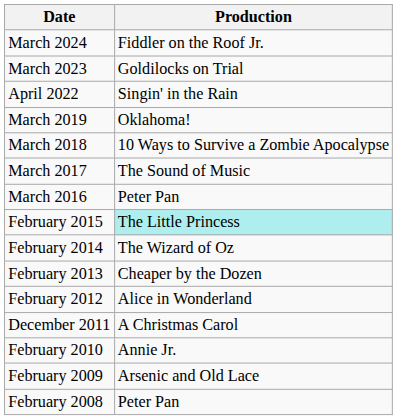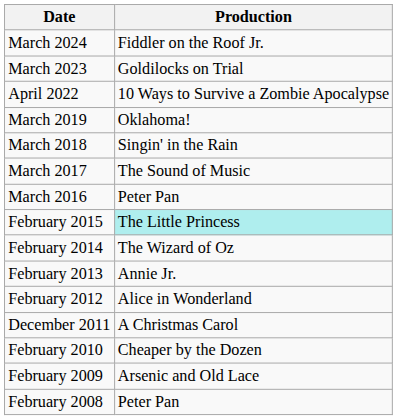(178, 94) Singin' in the Rain -> (253, 94) 10 Ways to Survive a Zombie Apocalypse
(253, 145) 10 Ways to Survive a Zombie Apocalypse -> (178, 145) Singin' in the Rain
(190, 273) Cheaper by the Dozen -> (147, 273) Annie Jr.
(147, 350) Annie Jr. -> (190, 350) Cheaper by the Dozen
